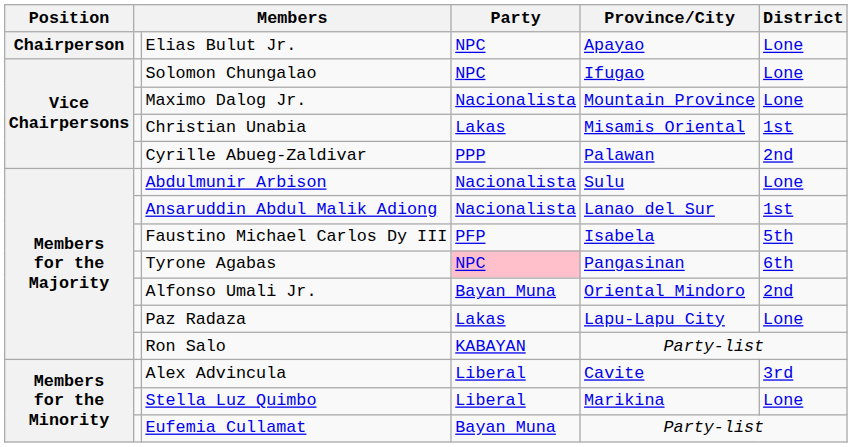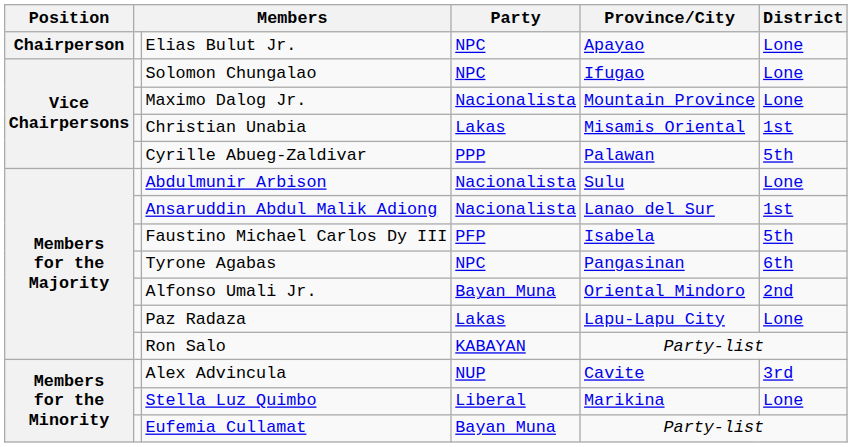(778, 155) 2nd -> (778, 155) 5th
(470, 264) pink background -> (470, 264) no background
(491, 374) Liberal -> (470, 374) NUP
